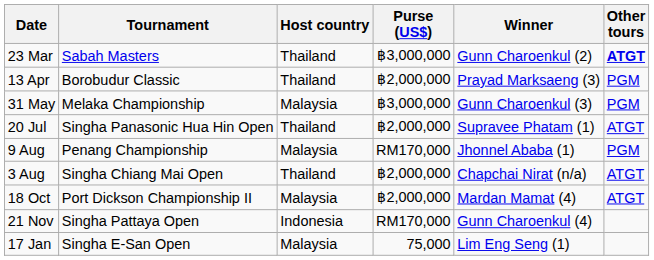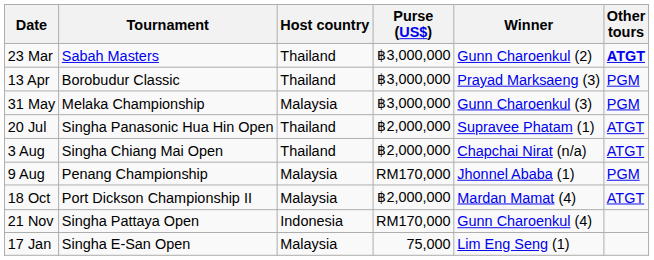(414, 79) ฿2,000,000 -> (414, 79) ฿3,000,000
rows swapped: (26, 174) <-> (26, 150)
